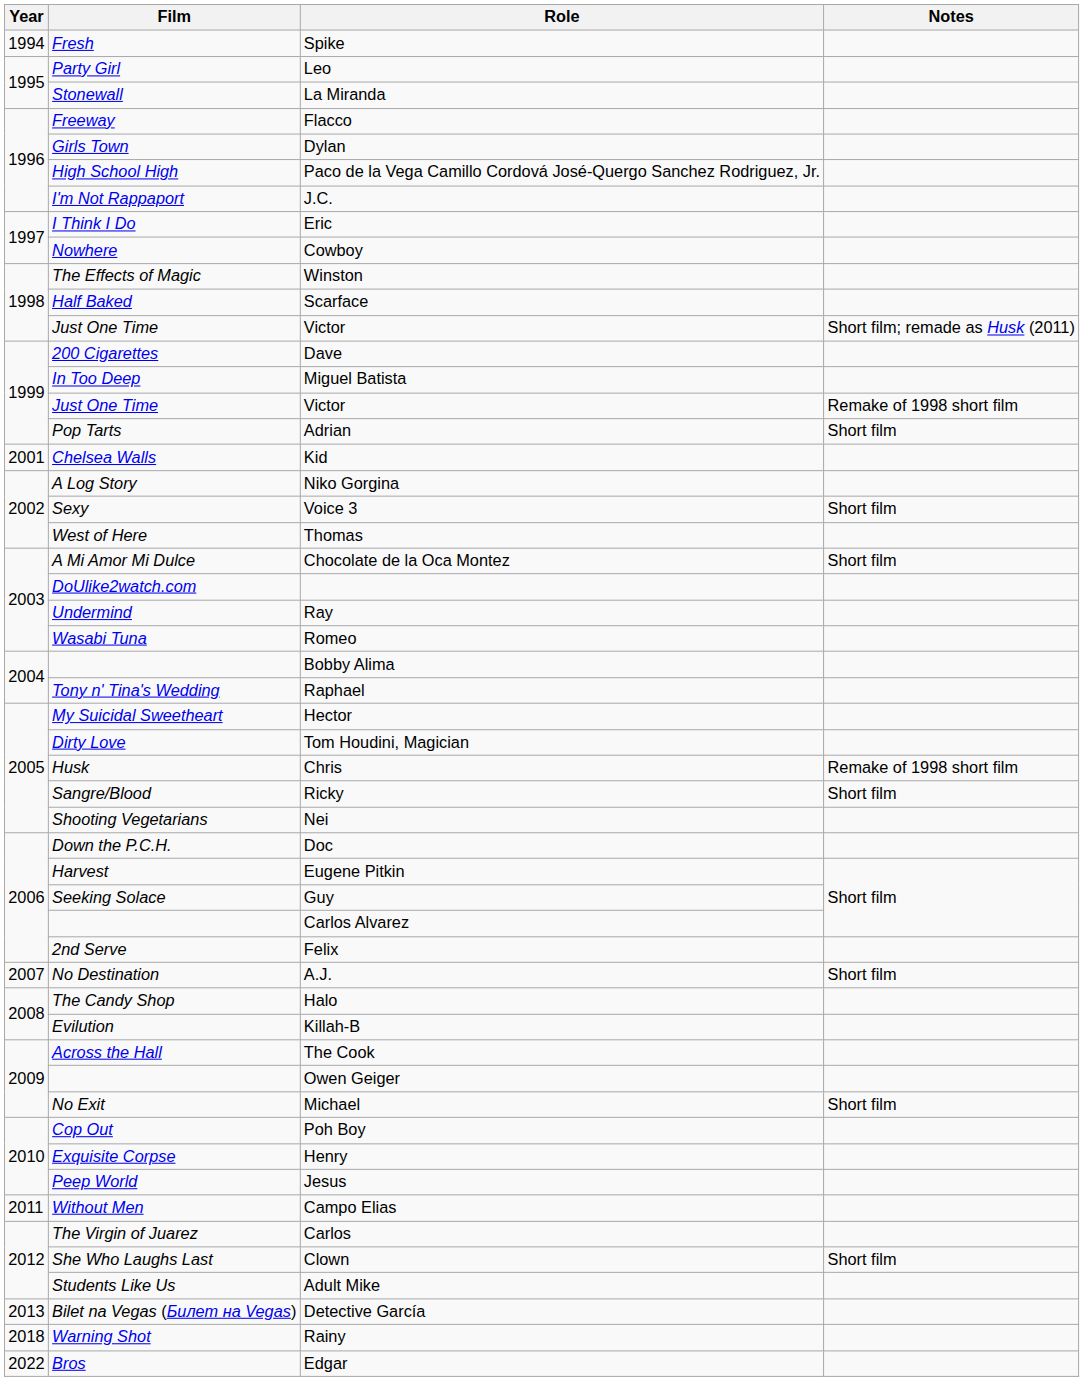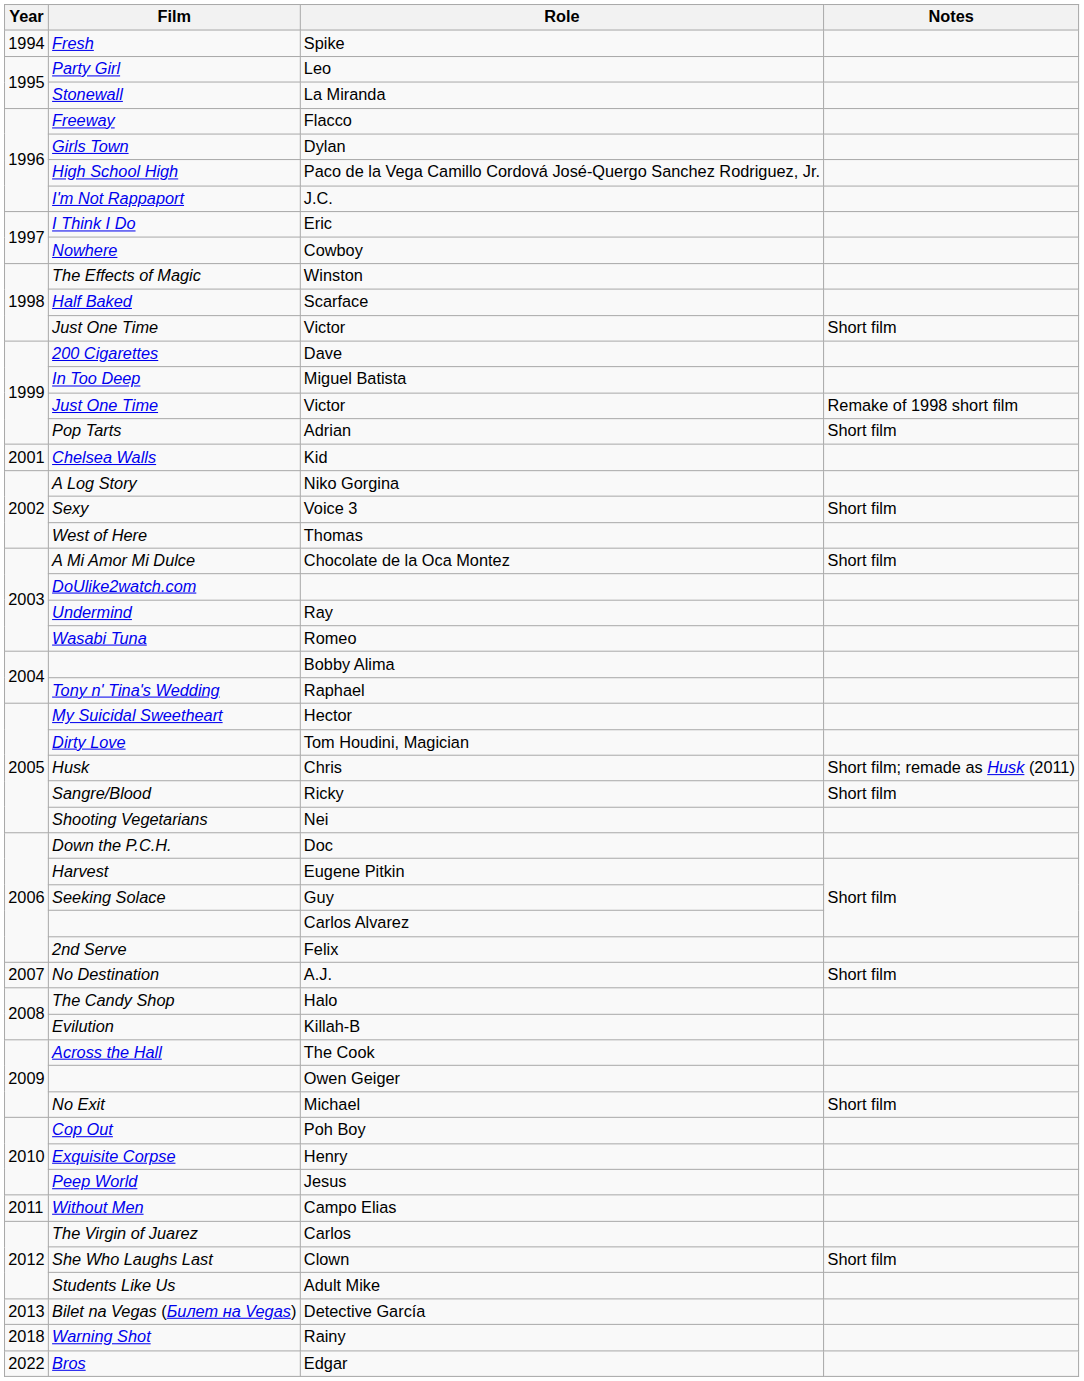(951, 328) Short film; remade as Husk (2011) -> (862, 328) Short film
(923, 768) Remake of 1998 short film -> (951, 768) Short film; remade as Husk (2011)
